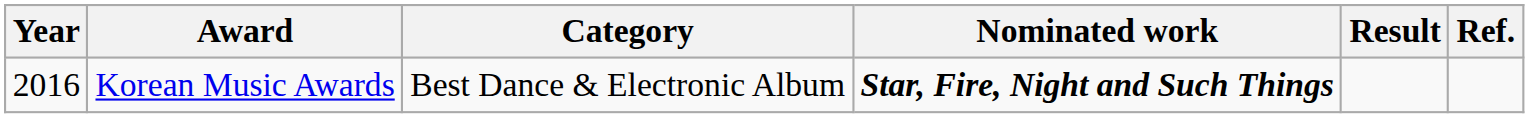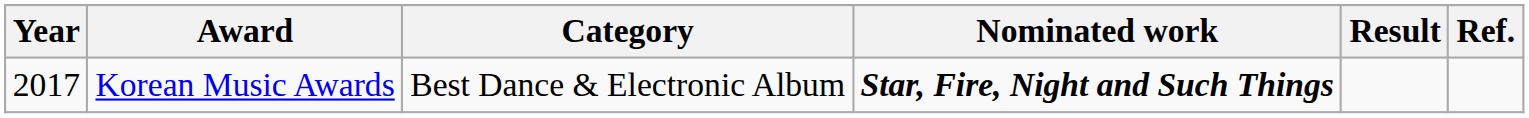(46, 84) 2016 -> (46, 84) 2017
